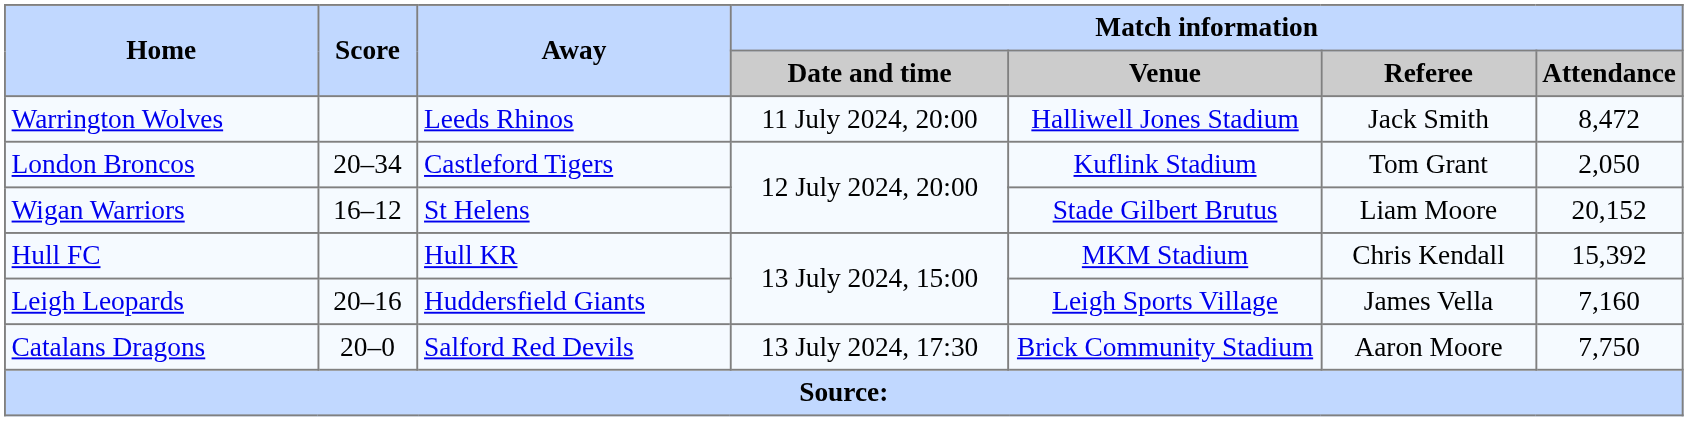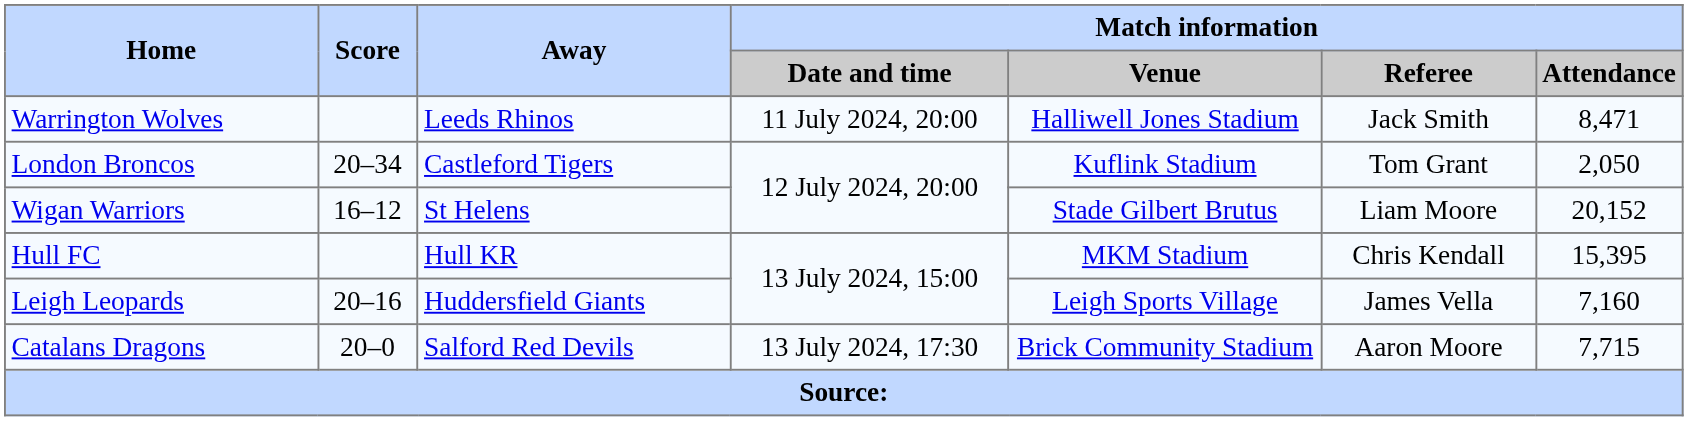(1609, 118) 8,472 -> (1609, 118) 8,471
(1609, 255) 15,392 -> (1609, 255) 15,395
(1609, 346) 7,750 -> (1609, 346) 7,715
